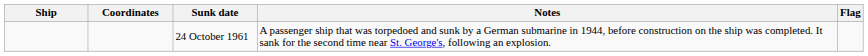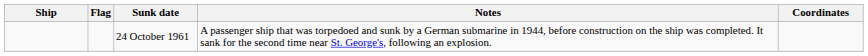columns swapped: (850, 13) <-> (130, 13)
